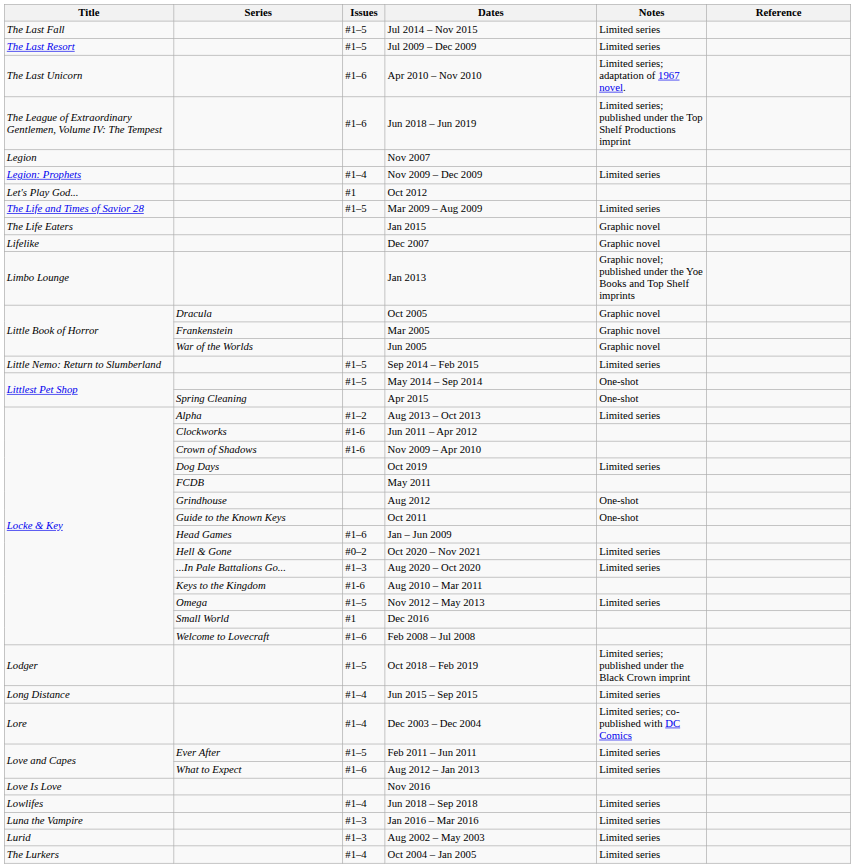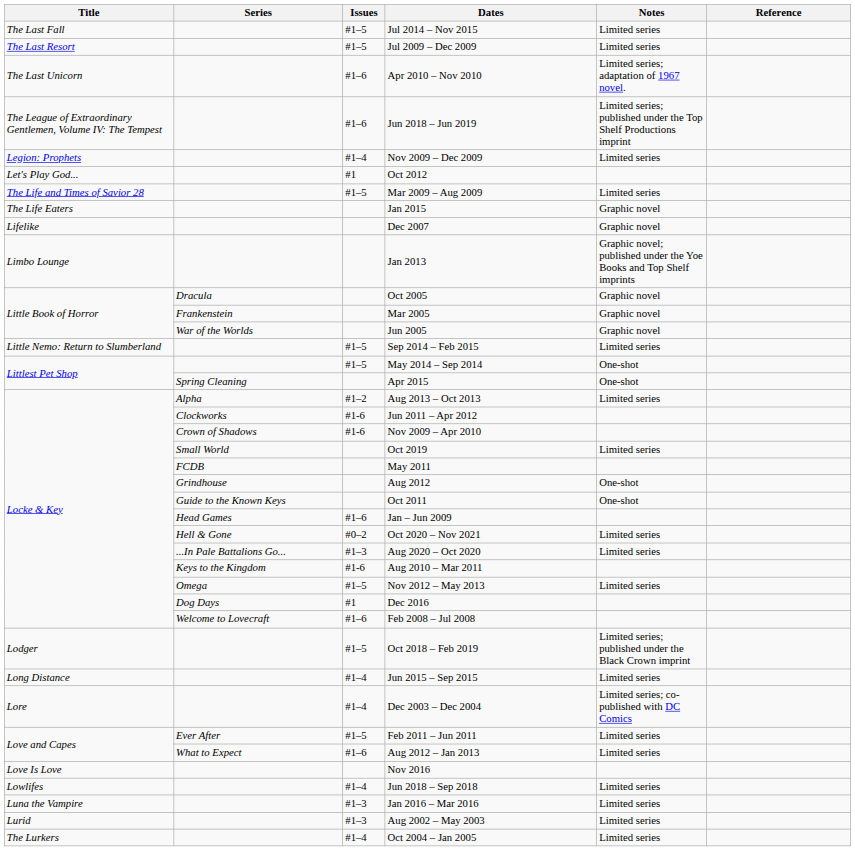- row: (409, 158)
(198, 466) Dog Days -> (203, 449) Small World
(203, 619) Small World -> (198, 602) Dog Days
